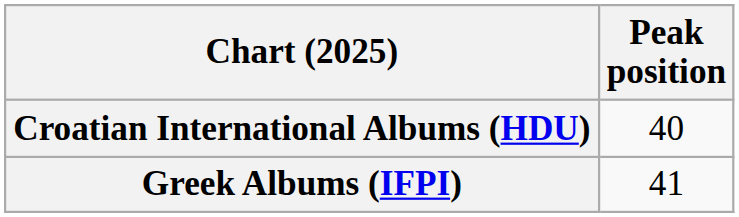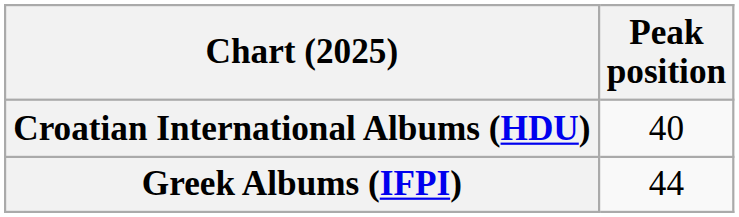(666, 183) 41 -> (666, 183) 44
